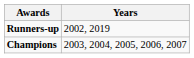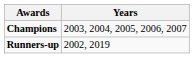rows swapped: (32, 45) <-> (33, 28)
